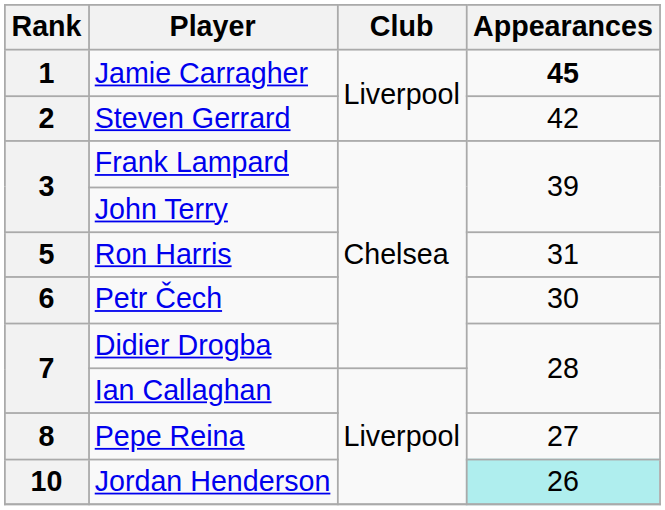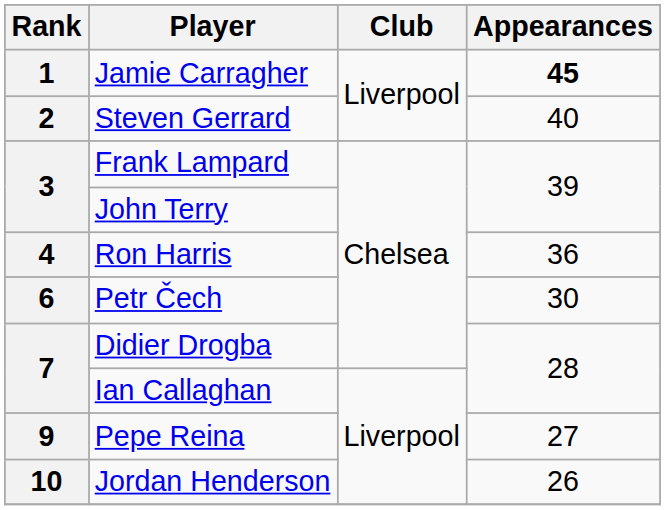(563, 118) 42 -> (563, 118) 40
(47, 254) 5 -> (47, 254) 4
(563, 254) 31 -> (563, 254) 36
(47, 436) 8 -> (47, 436) 9
(563, 481) paleturquoise background -> (563, 481) no background
